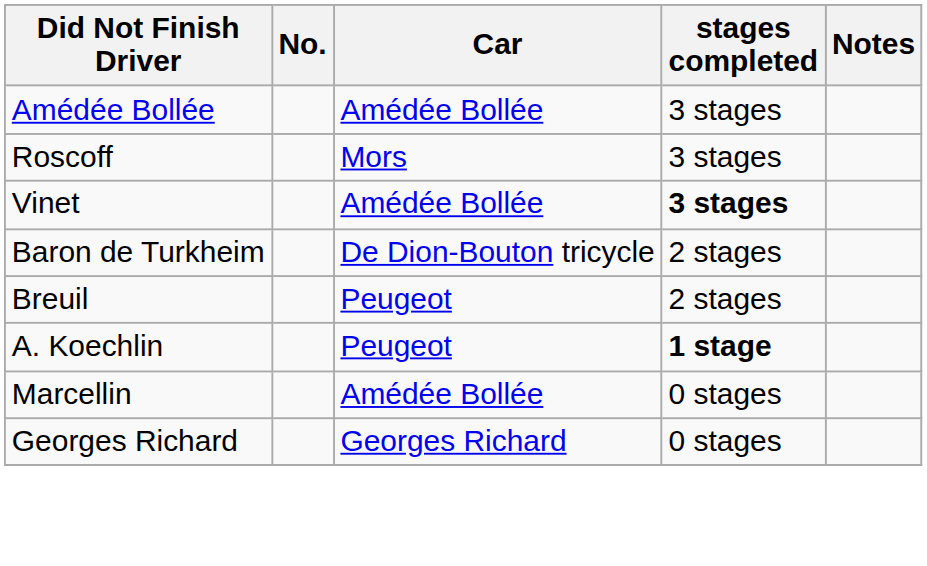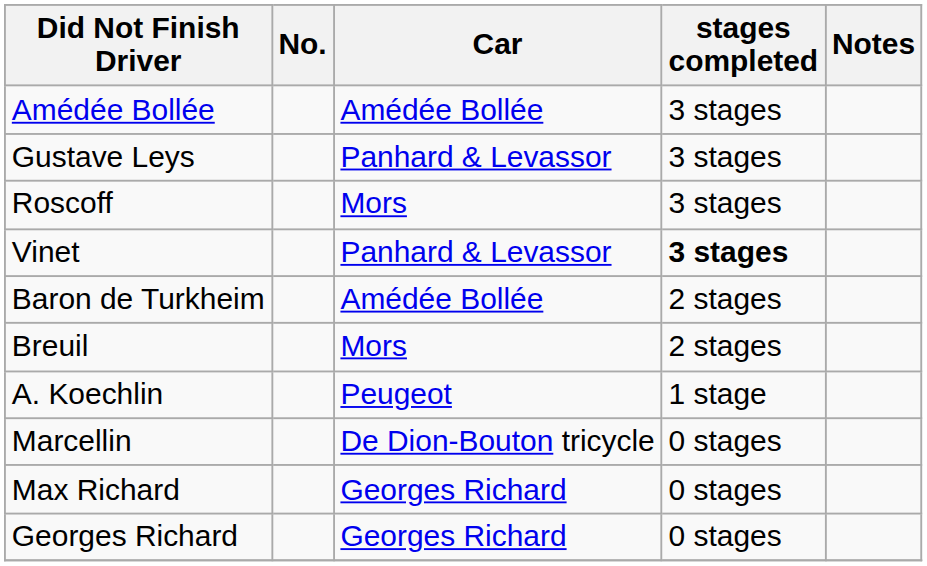+ row: (103, 156)
(442, 204) Amédée Bollée -> (476, 251) Panhard & Levassor
(498, 251) De Dion-Bouton tricycle -> (442, 299) Amédée Bollée
(396, 299) Peugeot -> (374, 346) Mors
(720, 346) bold -> (718, 394) normal
(442, 394) Amédée Bollée -> (498, 441) De Dion-Bouton tricycle
+ row: (96, 488)
